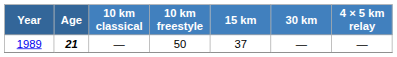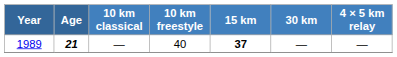(180, 44) 50 -> (180, 44) 40
(241, 44) normal -> (241, 44) bold
